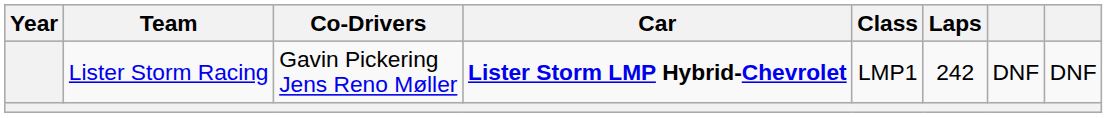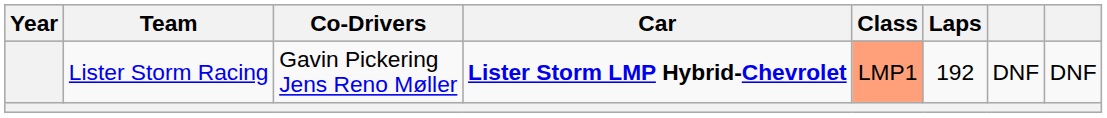(888, 72) no background -> (888, 72) lightsalmon background
(955, 72) 242 -> (955, 72) 192
